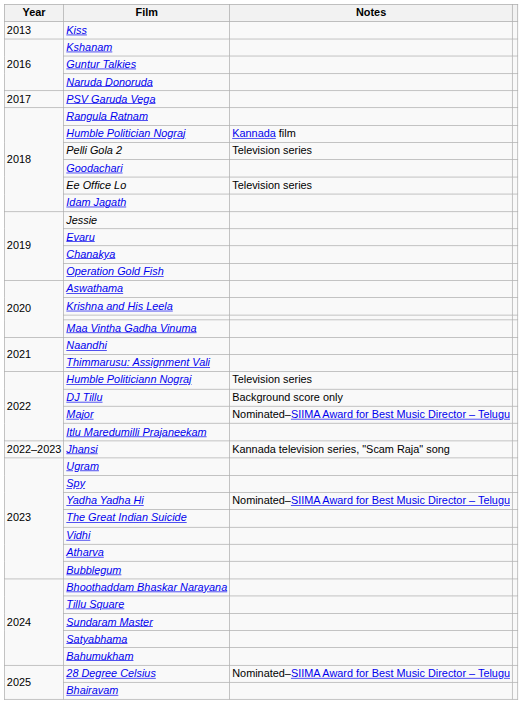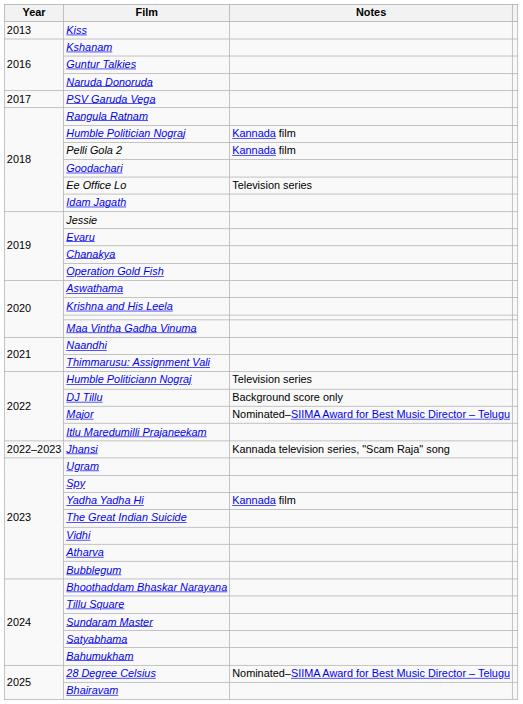(272, 151) Television series -> (264, 151) Kannada film
(371, 501) Nominated–SIIMA Award for Best Music Director – Telugu -> (264, 501) Kannada film
